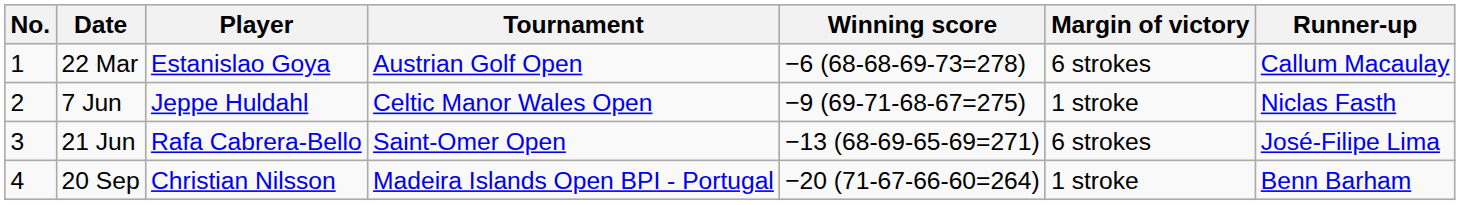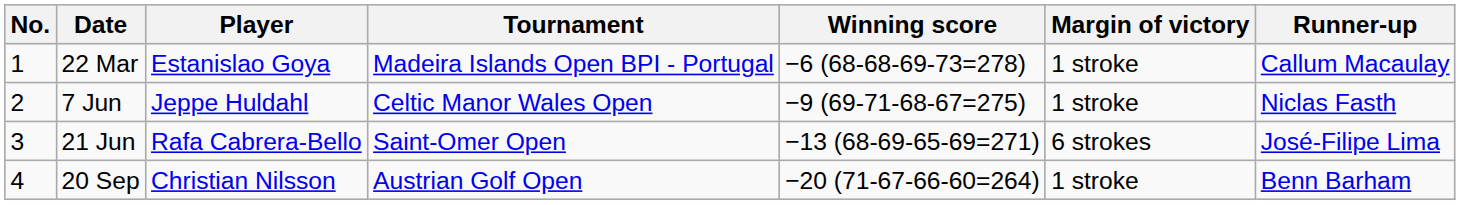(478, 63) Austrian Golf Open -> (573, 63) Madeira Islands Open BPI - Portugal
(1101, 63) 6 strokes -> (1095, 63) 1 stroke
(573, 180) Madeira Islands Open BPI - Portugal -> (478, 180) Austrian Golf Open
